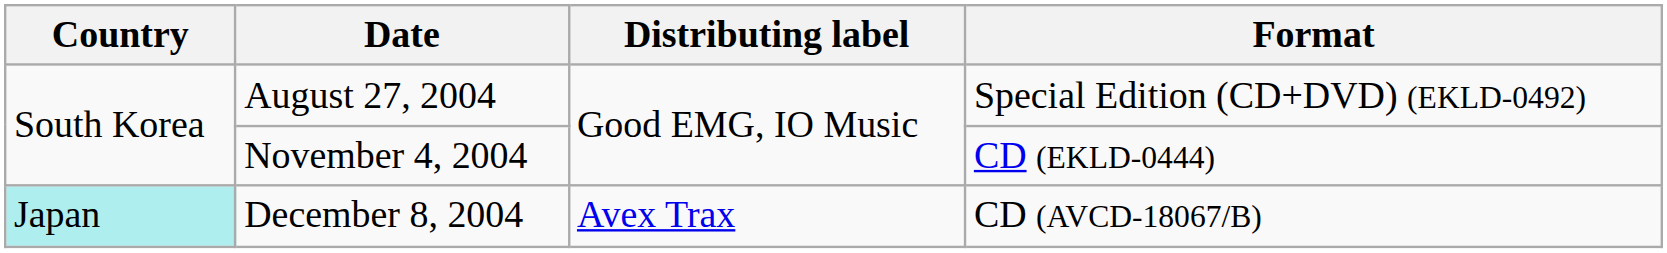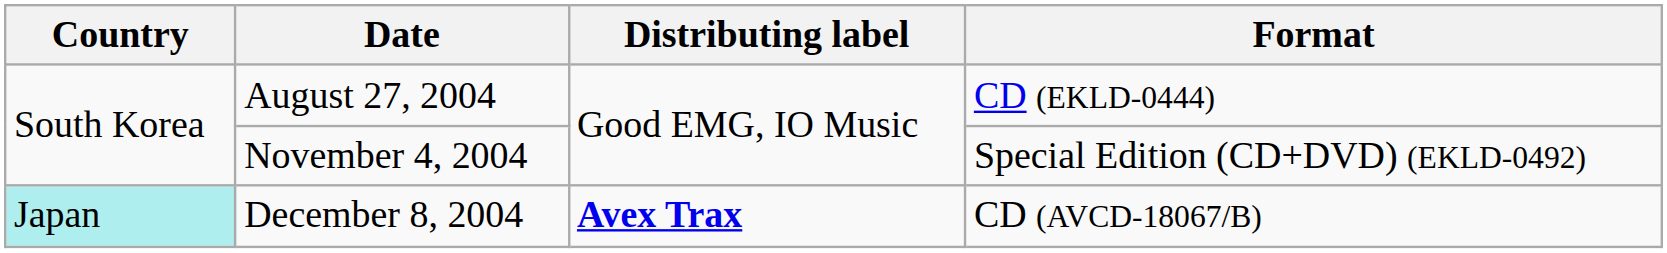(1280, 94) Special Edition (CD+DVD) (EKLD-0492) -> (1094, 94) CD (EKLD-0444)
(1094, 154) CD (EKLD-0444) -> (1280, 154) Special Edition (CD+DVD) (EKLD-0492)
(656, 214) normal -> (660, 214) bold
